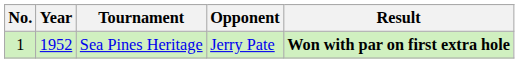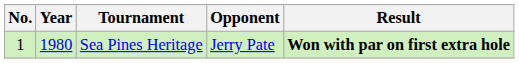(56, 44) 1952 -> (56, 44) 1980
